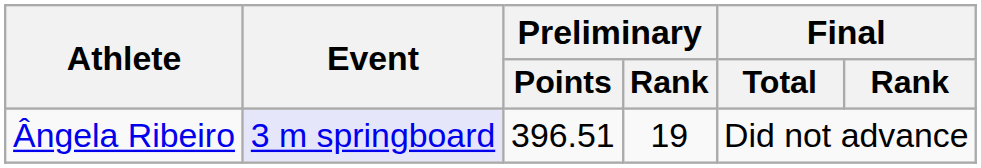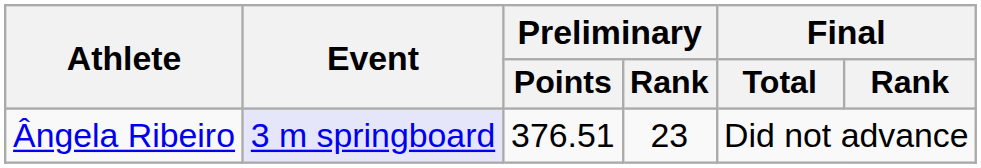(563, 136) 396.51 -> (563, 136) 376.51
(669, 136) 19 -> (669, 136) 23
